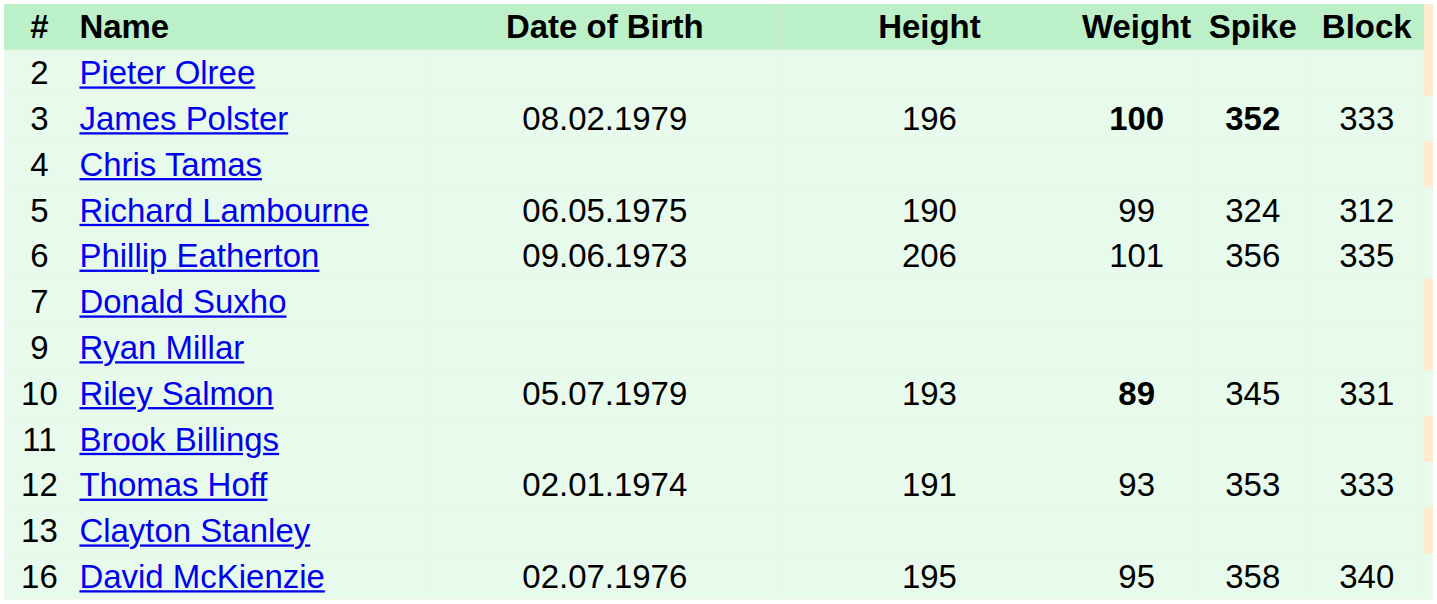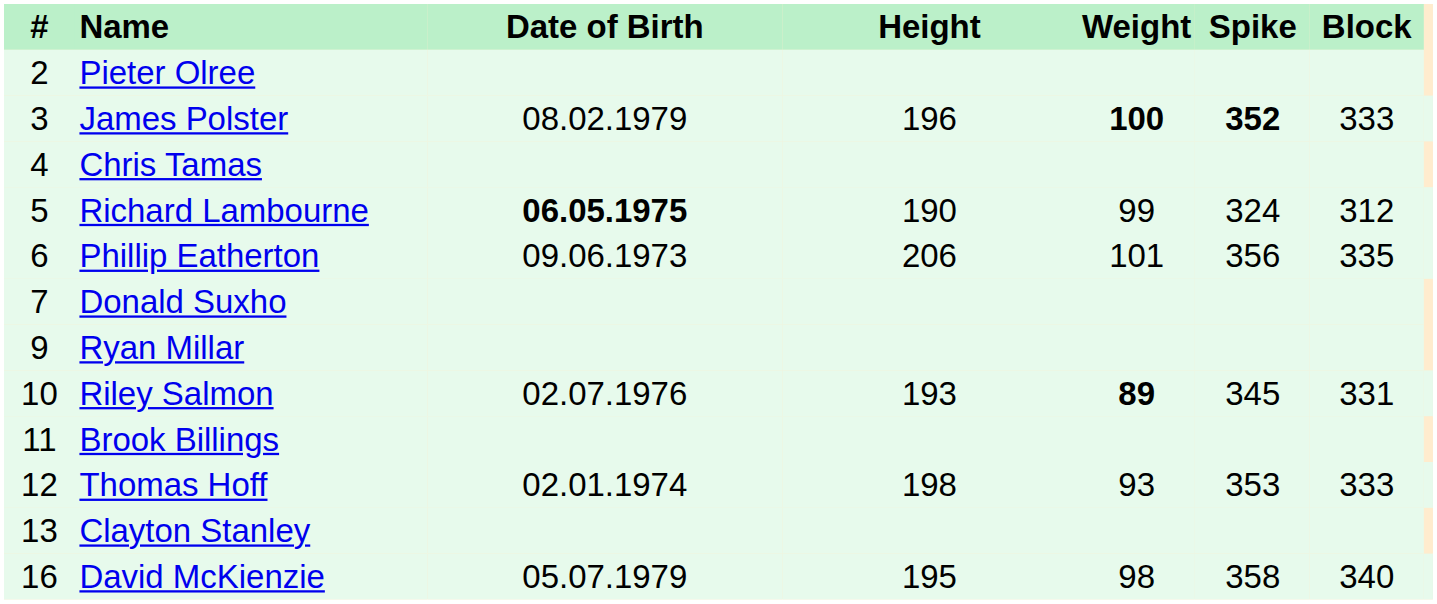(605, 210) normal -> (605, 210) bold
(605, 393) 05.07.1979 -> (605, 393) 02.07.1976
(929, 485) 191 -> (929, 485) 198
(605, 576) 02.07.1976 -> (605, 576) 05.07.1979
(1137, 576) 95 -> (1137, 576) 98
